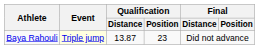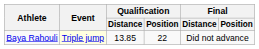(125, 38) 13.87 -> (125, 38) 13.85
(162, 38) 23 -> (162, 38) 22
